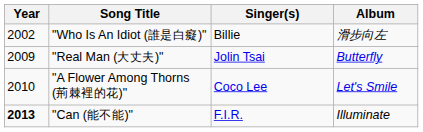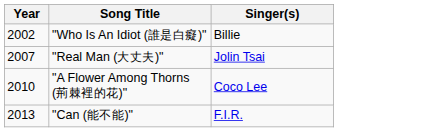- column: (376, 14)
(21, 57) 2009 -> (21, 57) 2007
(21, 115) bold -> (21, 115) normal
